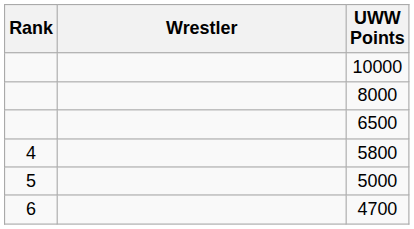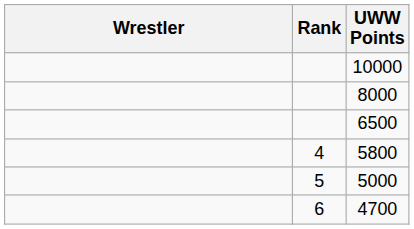columns swapped: (31, 28) <-> (202, 28)
